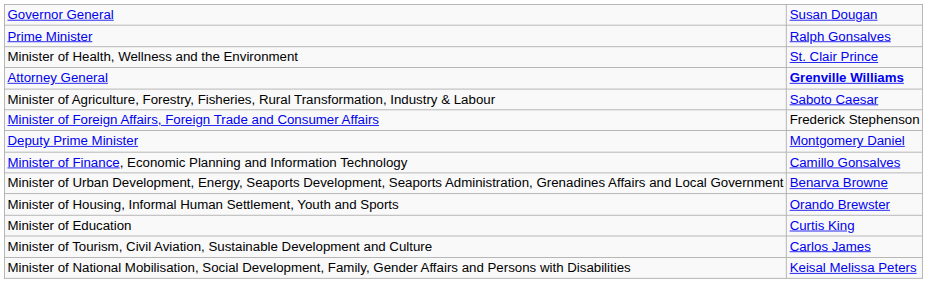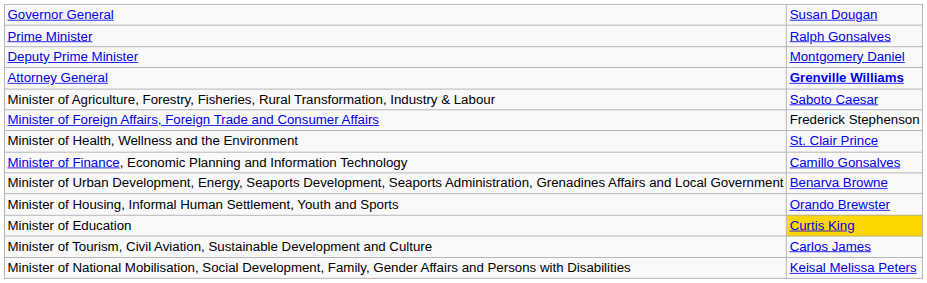rows swapped: (73, 141) <-> (153, 57)
(822, 225) no background -> (822, 225) gold background
